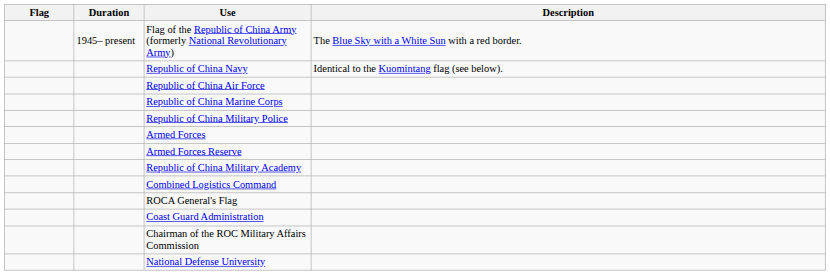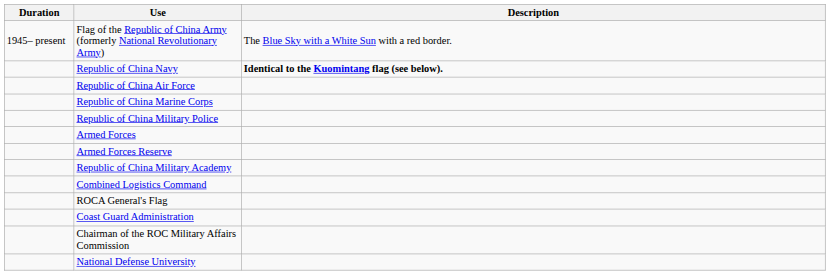- column: (39, 12)
(408, 69) normal -> (343, 69) bold
